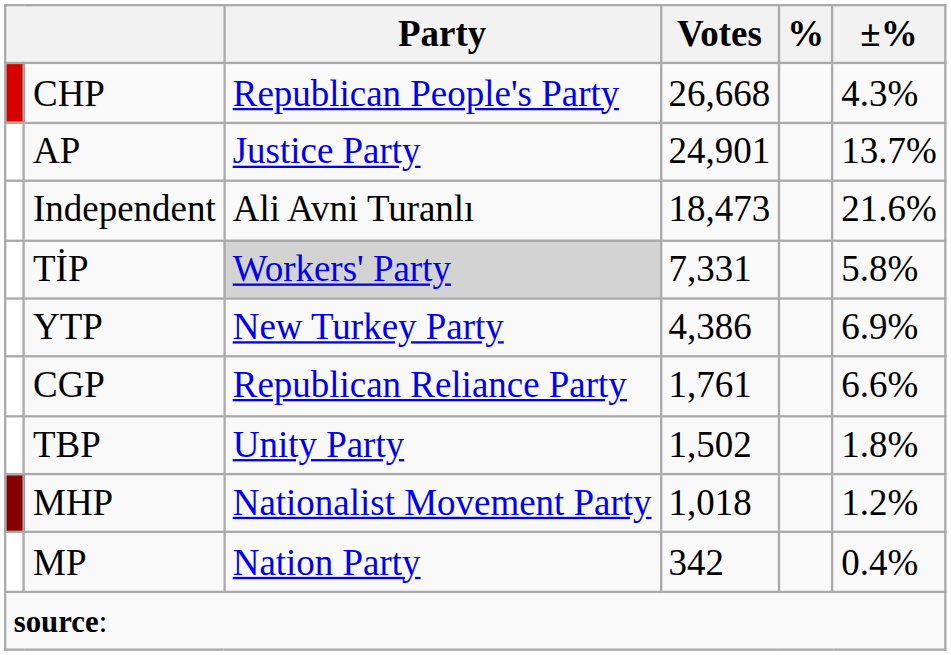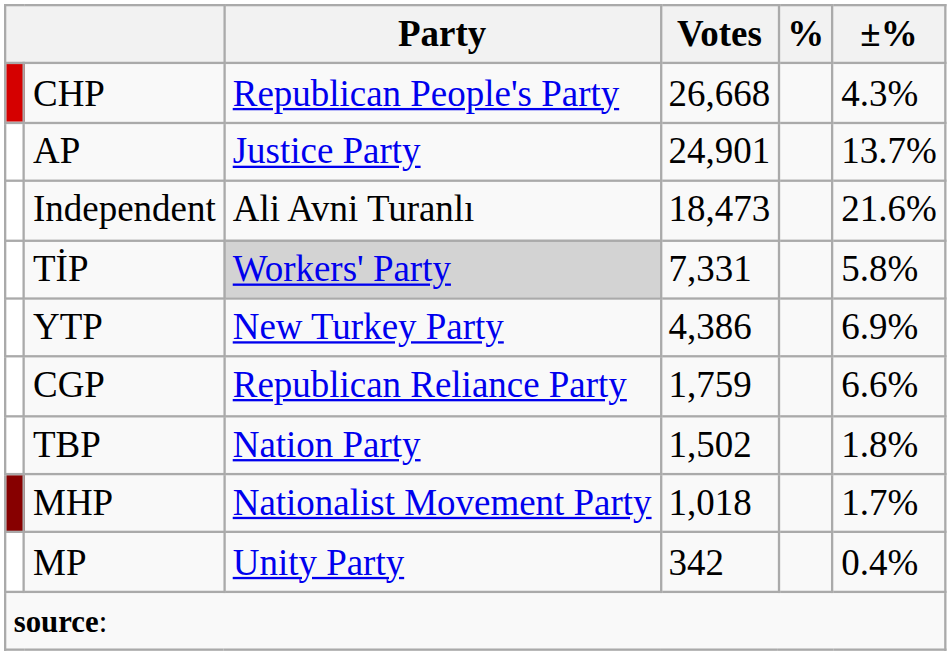(710, 385) 1,761 -> (710, 385) 1,759
(318, 444) Unity Party -> (327, 444) Nation Party
(880, 502) 1.2% -> (880, 502) 1.7%
(327, 561) Nation Party -> (318, 561) Unity Party
